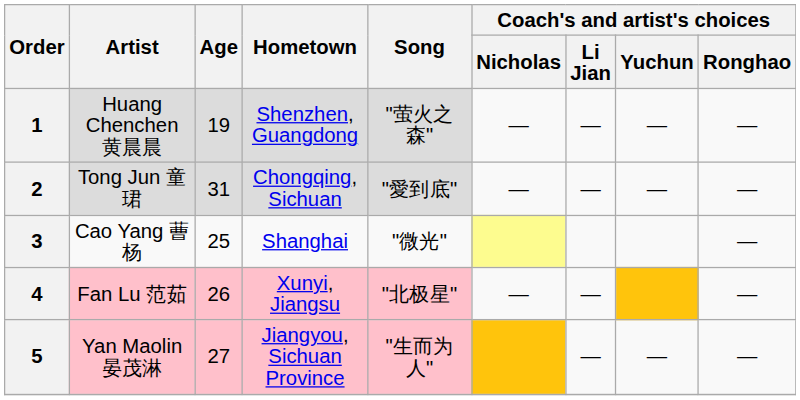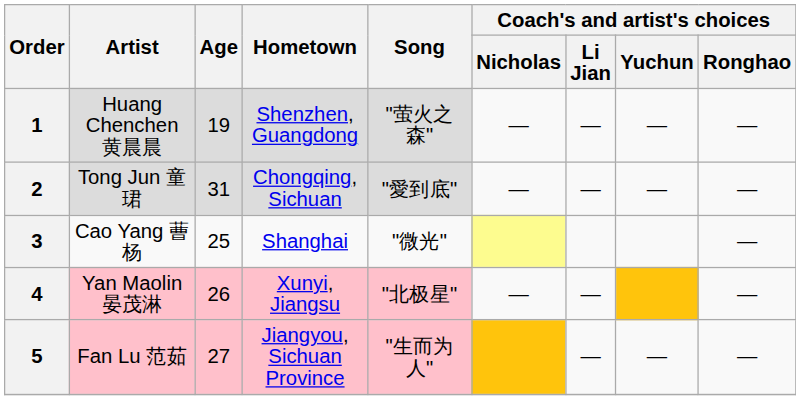(132, 294) Fan Lu 范茹 -> (132, 294) Yan Maolin 晏茂淋
(132, 357) Yan Maolin 晏茂淋 -> (132, 357) Fan Lu 范茹
